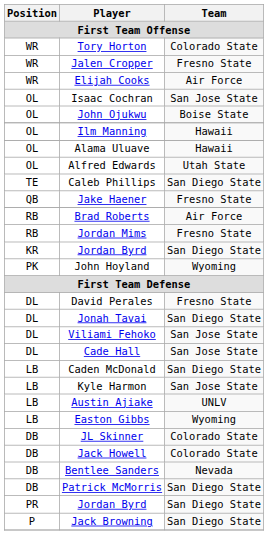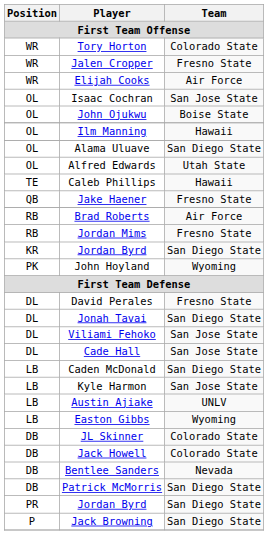(214, 148) Hawaii -> (214, 148) San Diego State
(214, 182) San Diego State -> (214, 182) Hawaii
